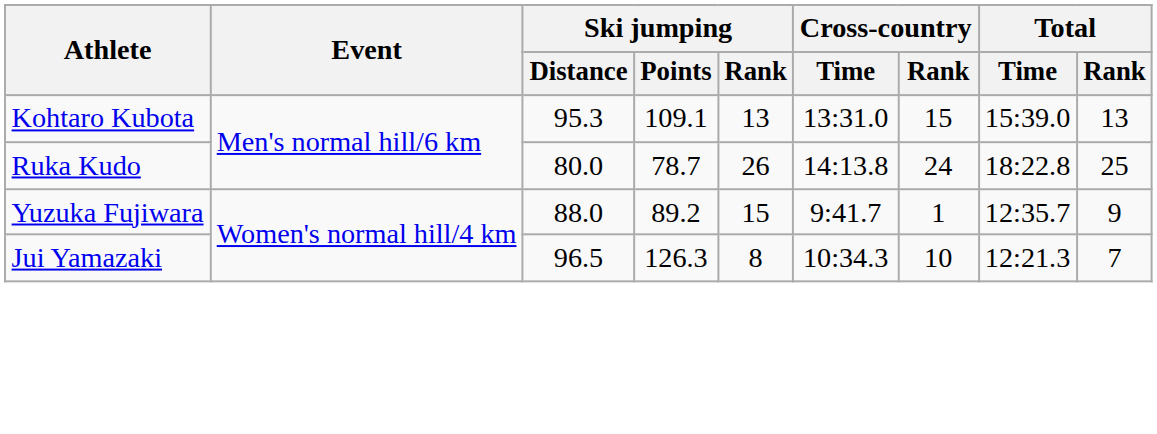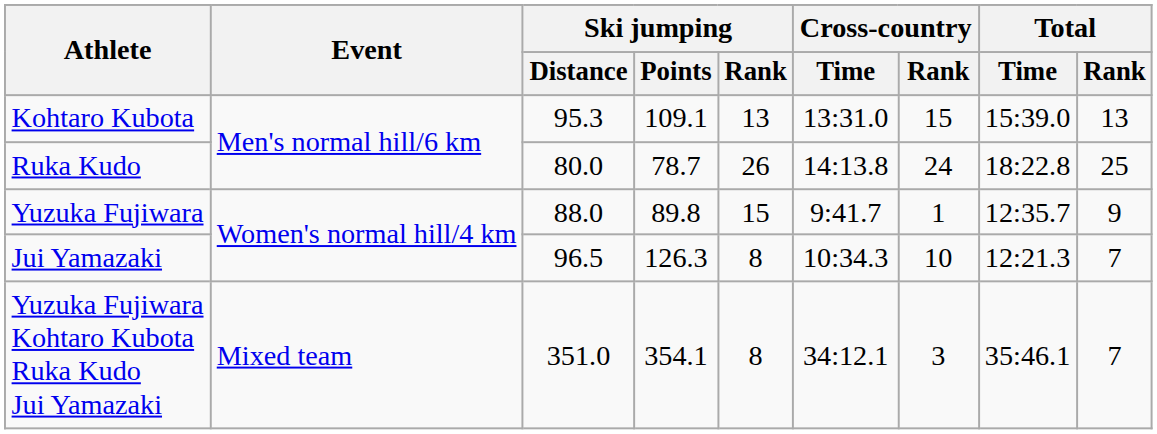(676, 211) 89.2 -> (676, 211) 89.8
+ row: (108, 354)
